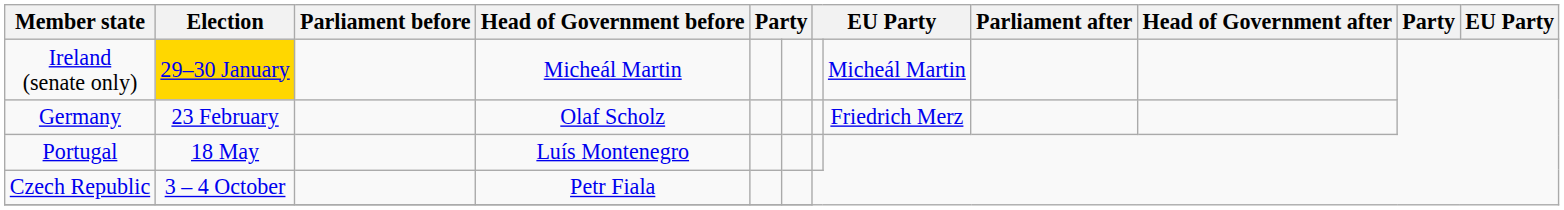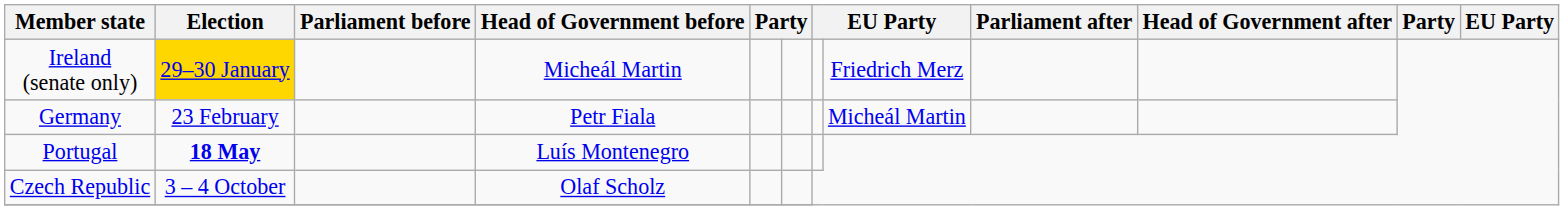(897, 69) Micheál Martin -> (897, 69) Friedrich Merz
(613, 116) Olaf Scholz -> (613, 116) Petr Fiala
(897, 116) Friedrich Merz -> (897, 116) Micheál Martin
(225, 151) normal -> (225, 151) bold
(613, 186) Petr Fiala -> (613, 186) Olaf Scholz
